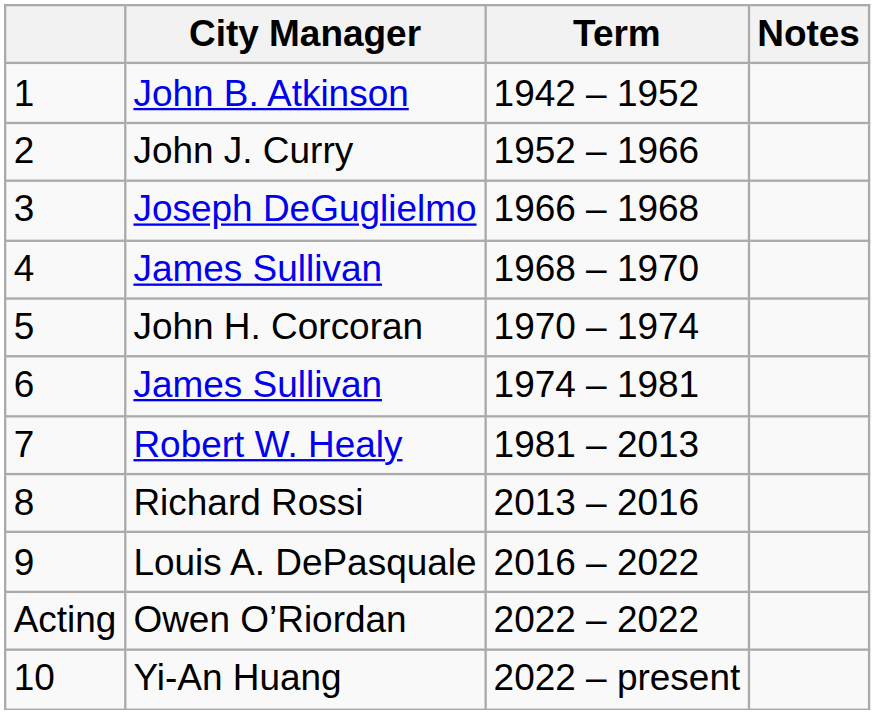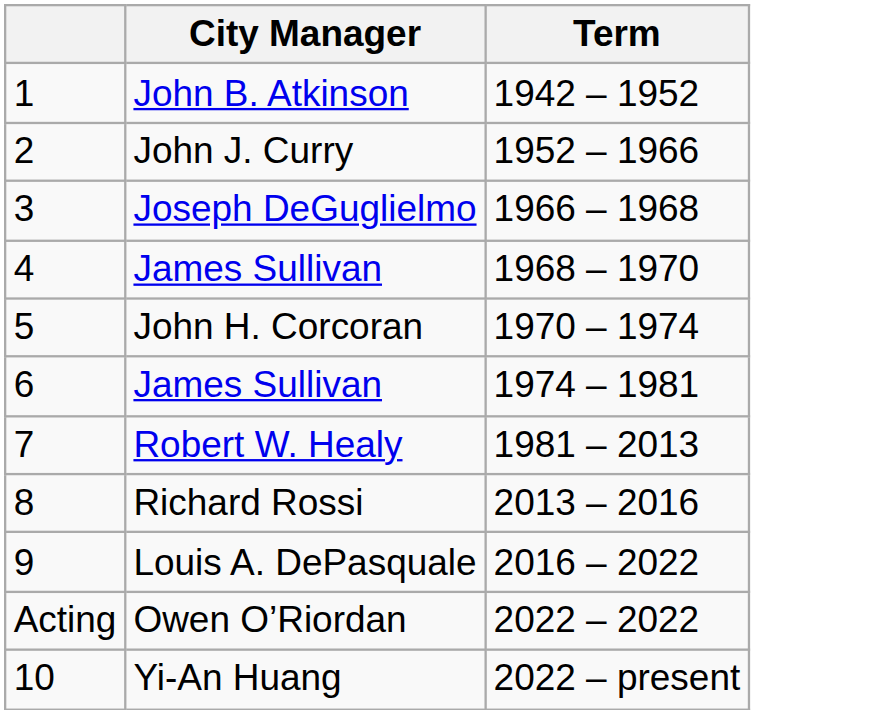- column: (809, 33)
